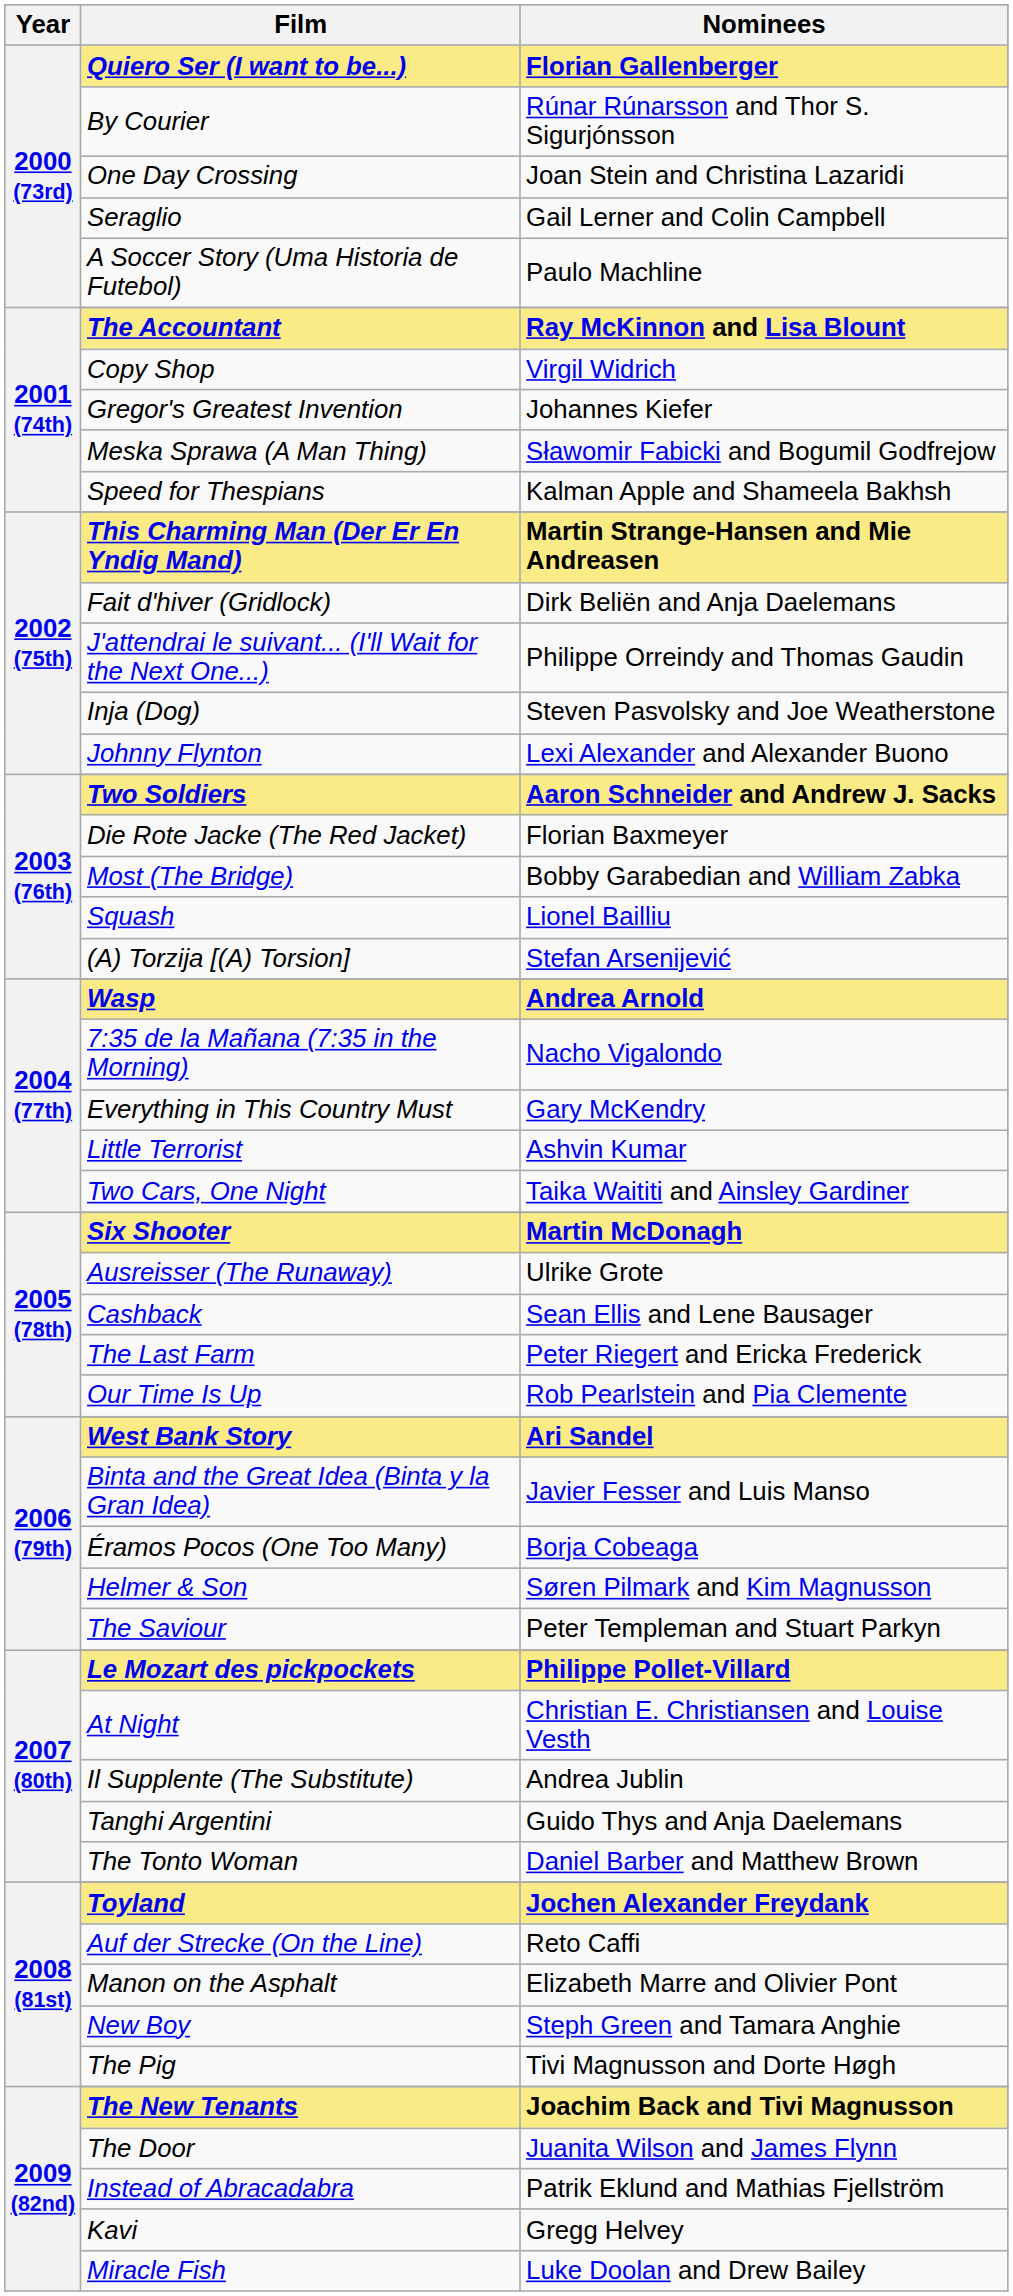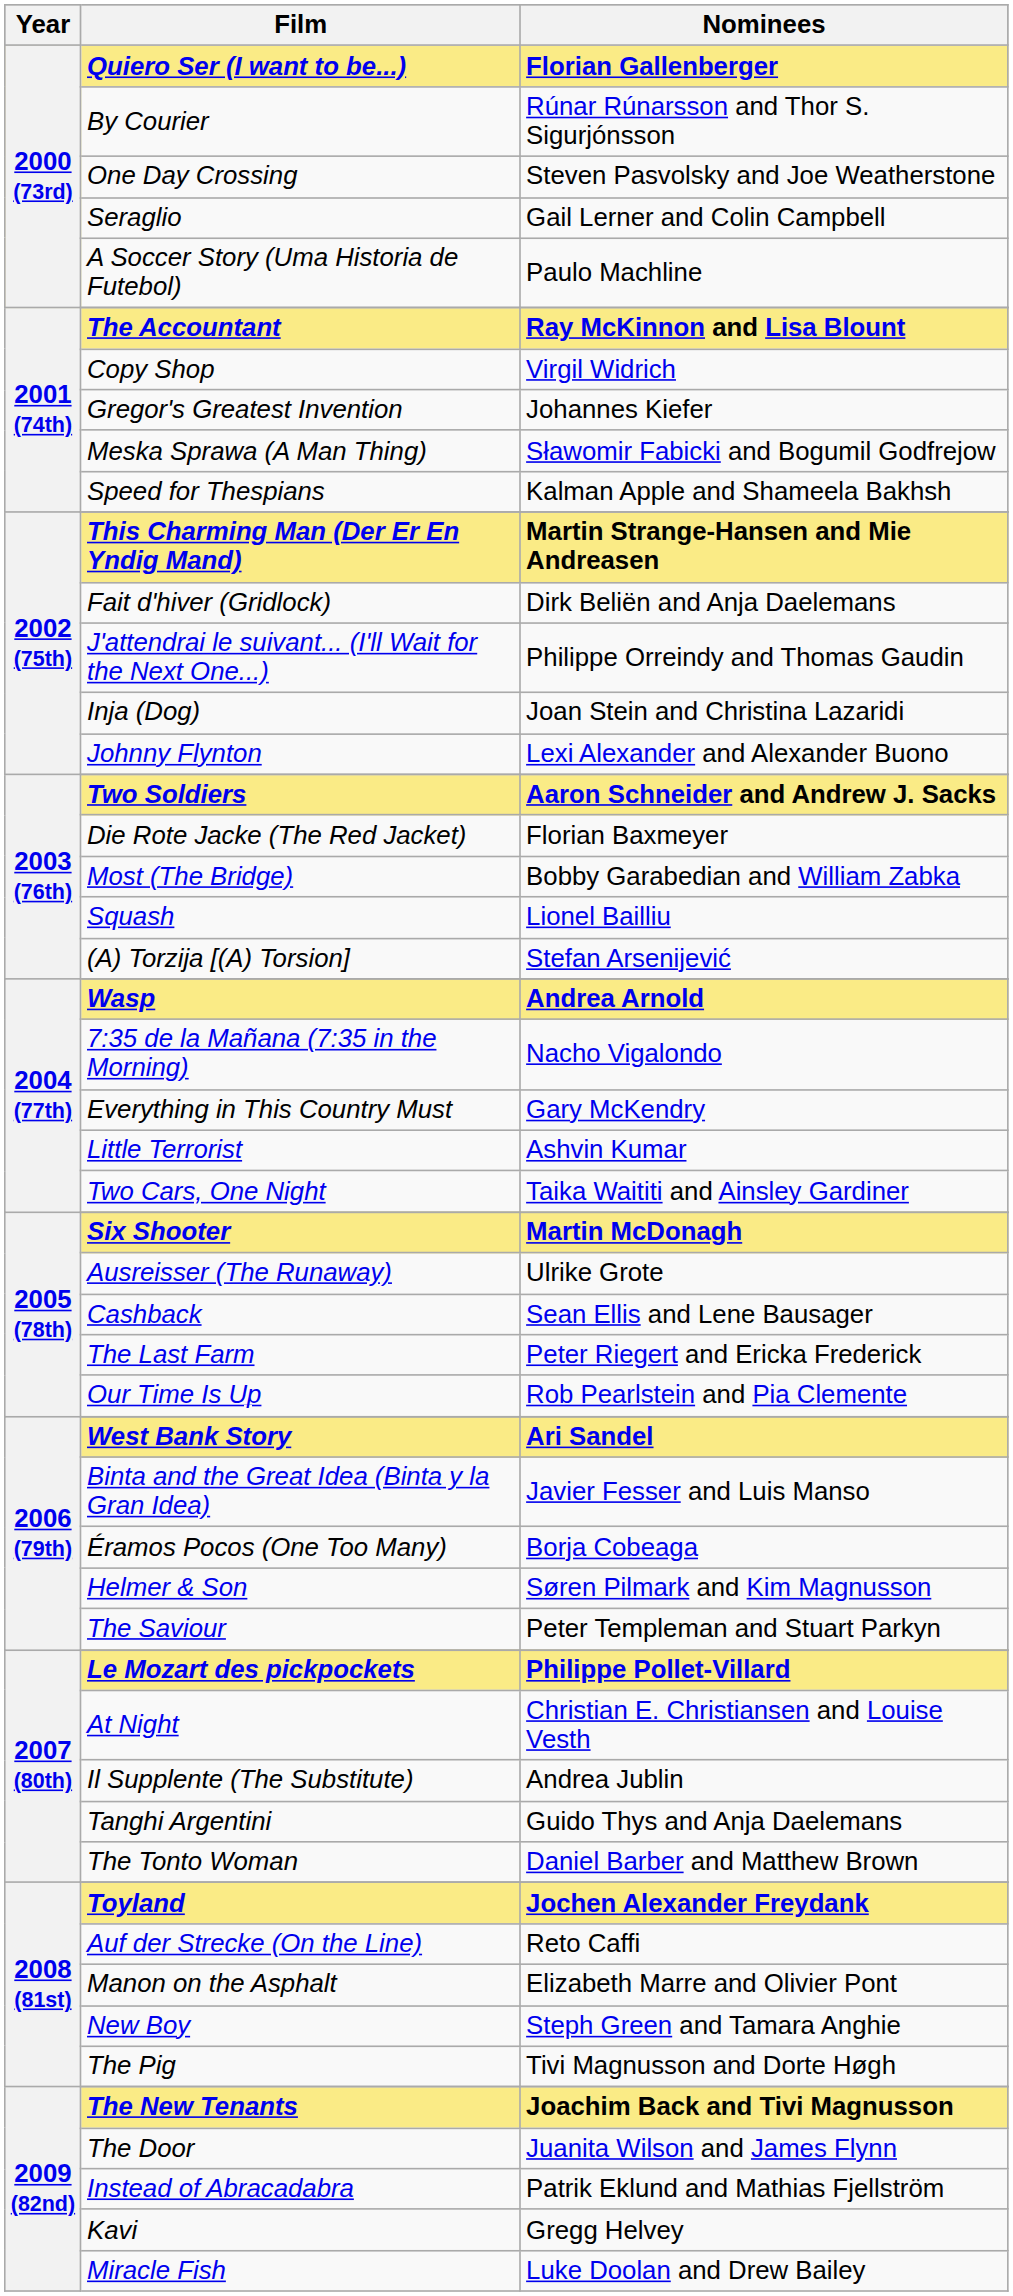(715, 176) Joan Stein and Christina Lazaridi -> (761, 176) Steven Pasvolsky and Joe Weatherstone
(761, 712) Steven Pasvolsky and Joe Weatherstone -> (715, 712) Joan Stein and Christina Lazaridi
